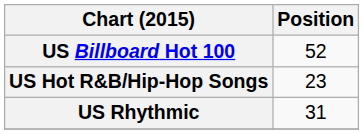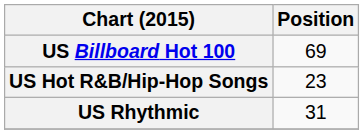(316, 50) 52 -> (316, 50) 69
